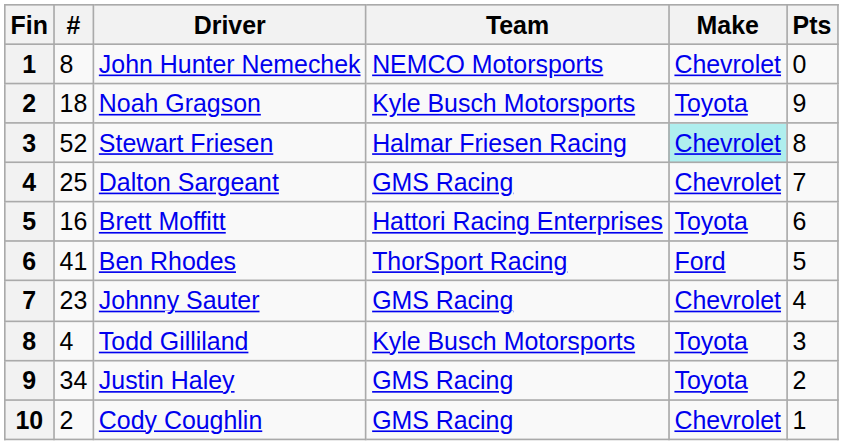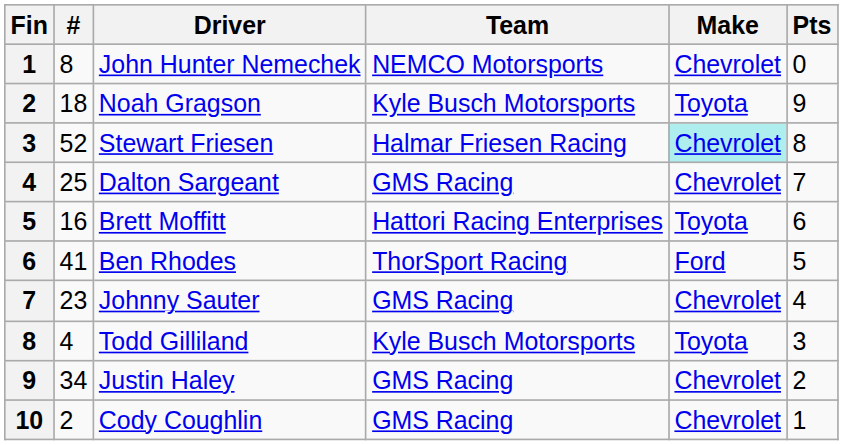(711, 380) Toyota -> (728, 380) Chevrolet
